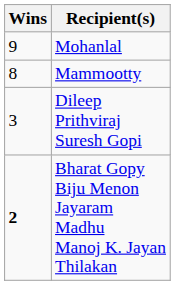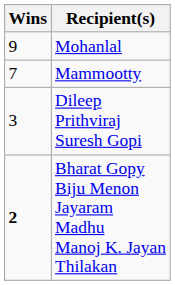(13, 73) 8 -> (13, 73) 7
